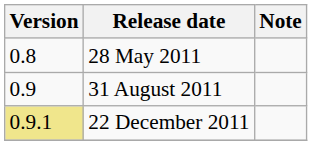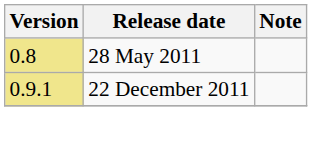(23, 55) no background -> (23, 55) khaki background
- row: (155, 88)
